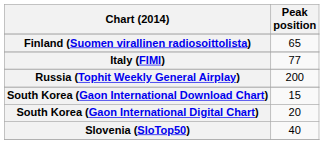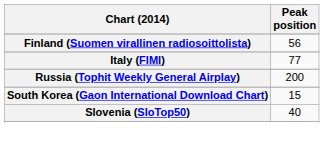(295, 43) 65 -> (295, 43) 56
- row: (138, 113)
